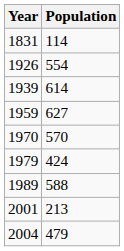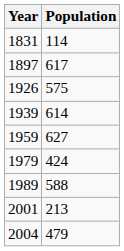+ row: (23, 64)
(57, 64) 554 -> (57, 88) 575
- row: (23, 137)
